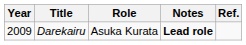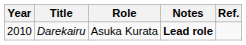(19, 31) 2009 -> (19, 31) 2010
